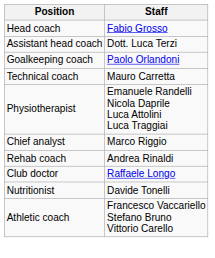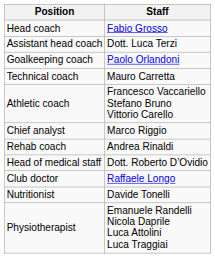rows swapped: (38, 217) <-> (41, 109)
+ row: (54, 163)
